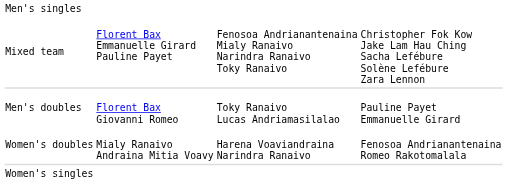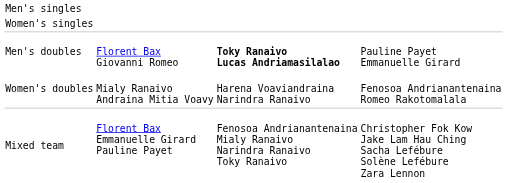rows swapped: (49, 173) <-> (35, 51)
(278, 114) normal -> (278, 57) bold
